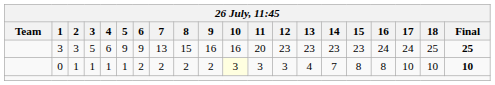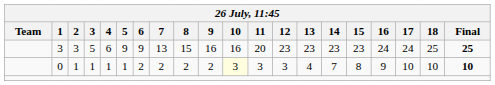(383, 66) 8 -> (383, 66) 9
